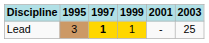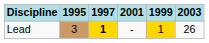columns swapped: (132, 13) <-> (161, 13)
(189, 30) 25 -> (189, 30) 26
